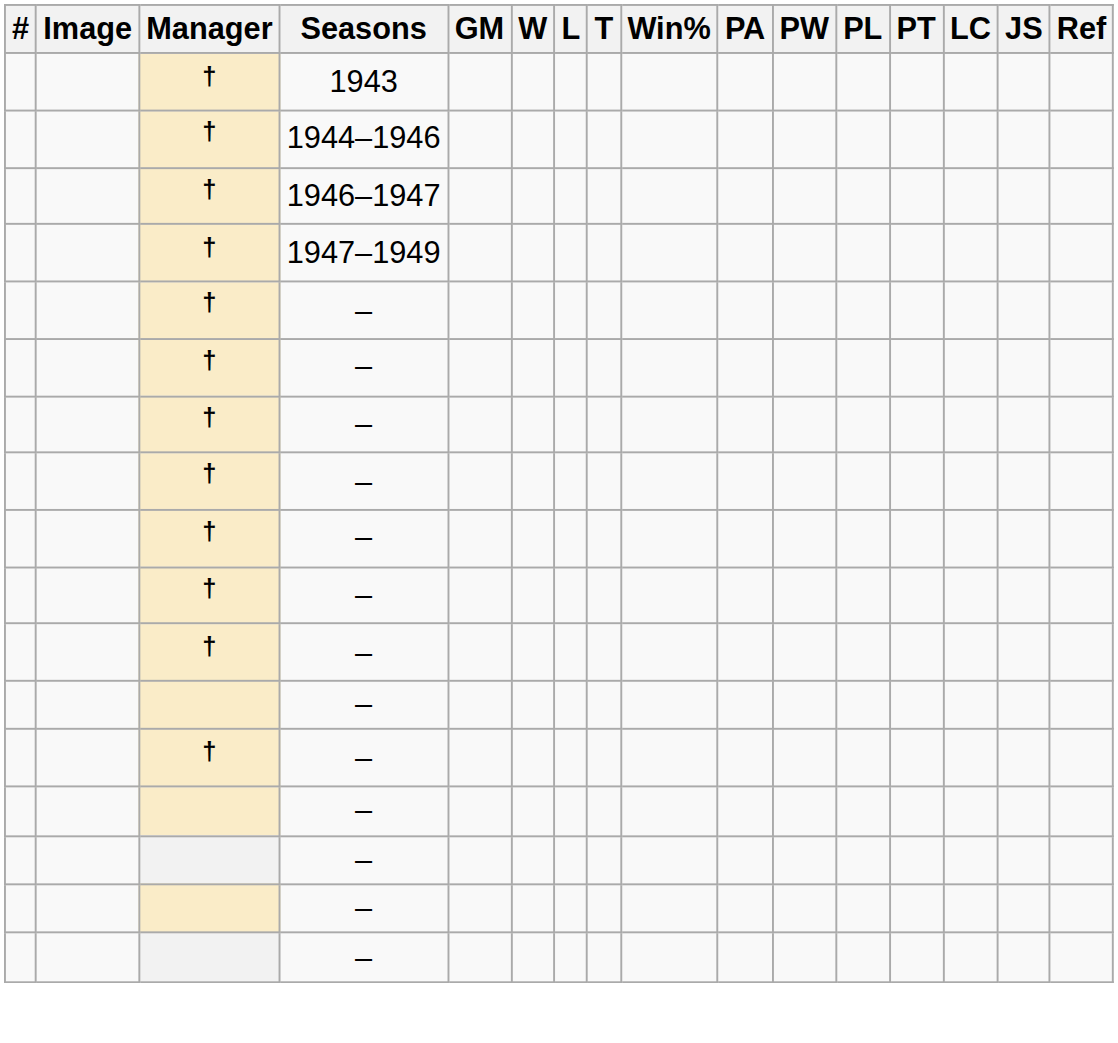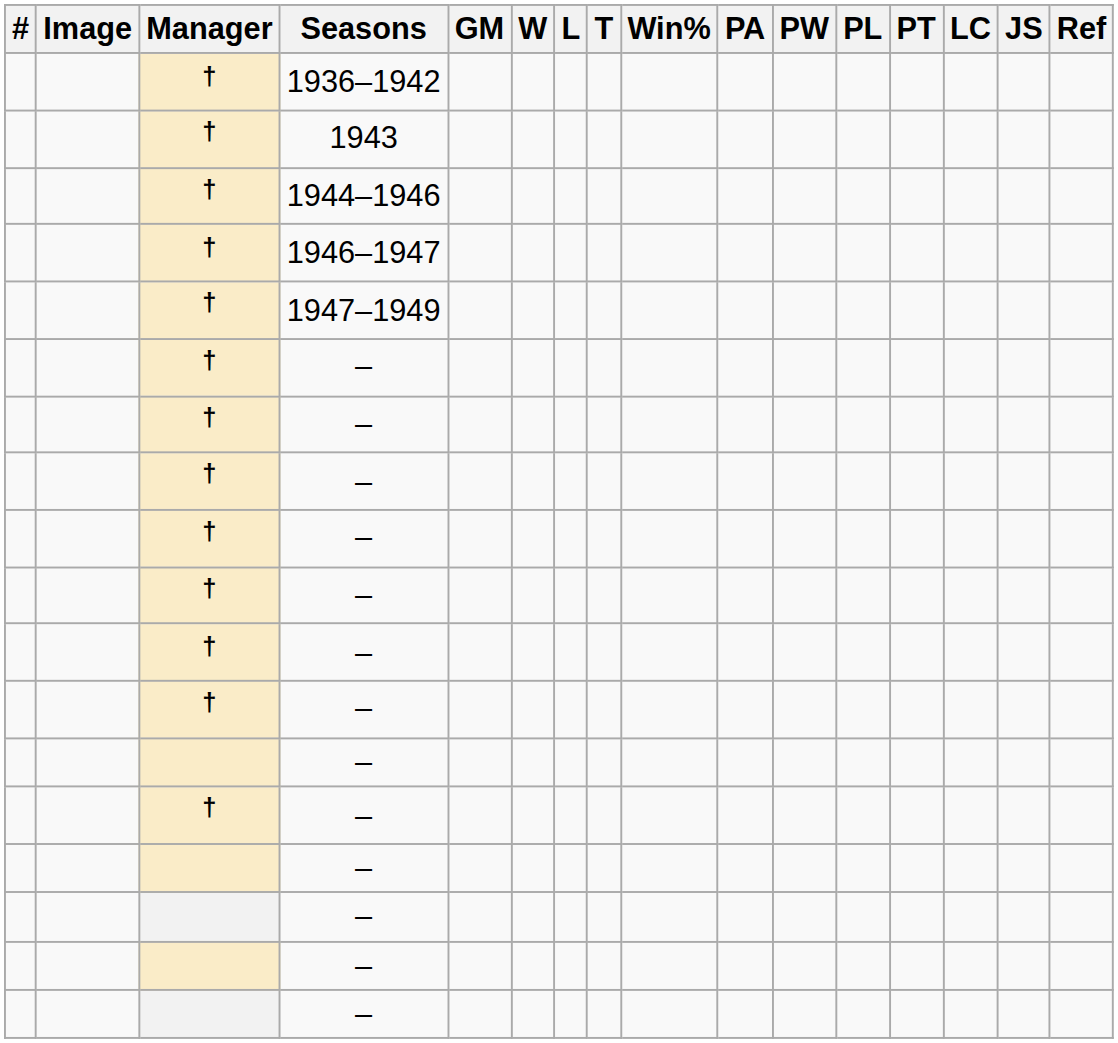+ row: (209, 75)
